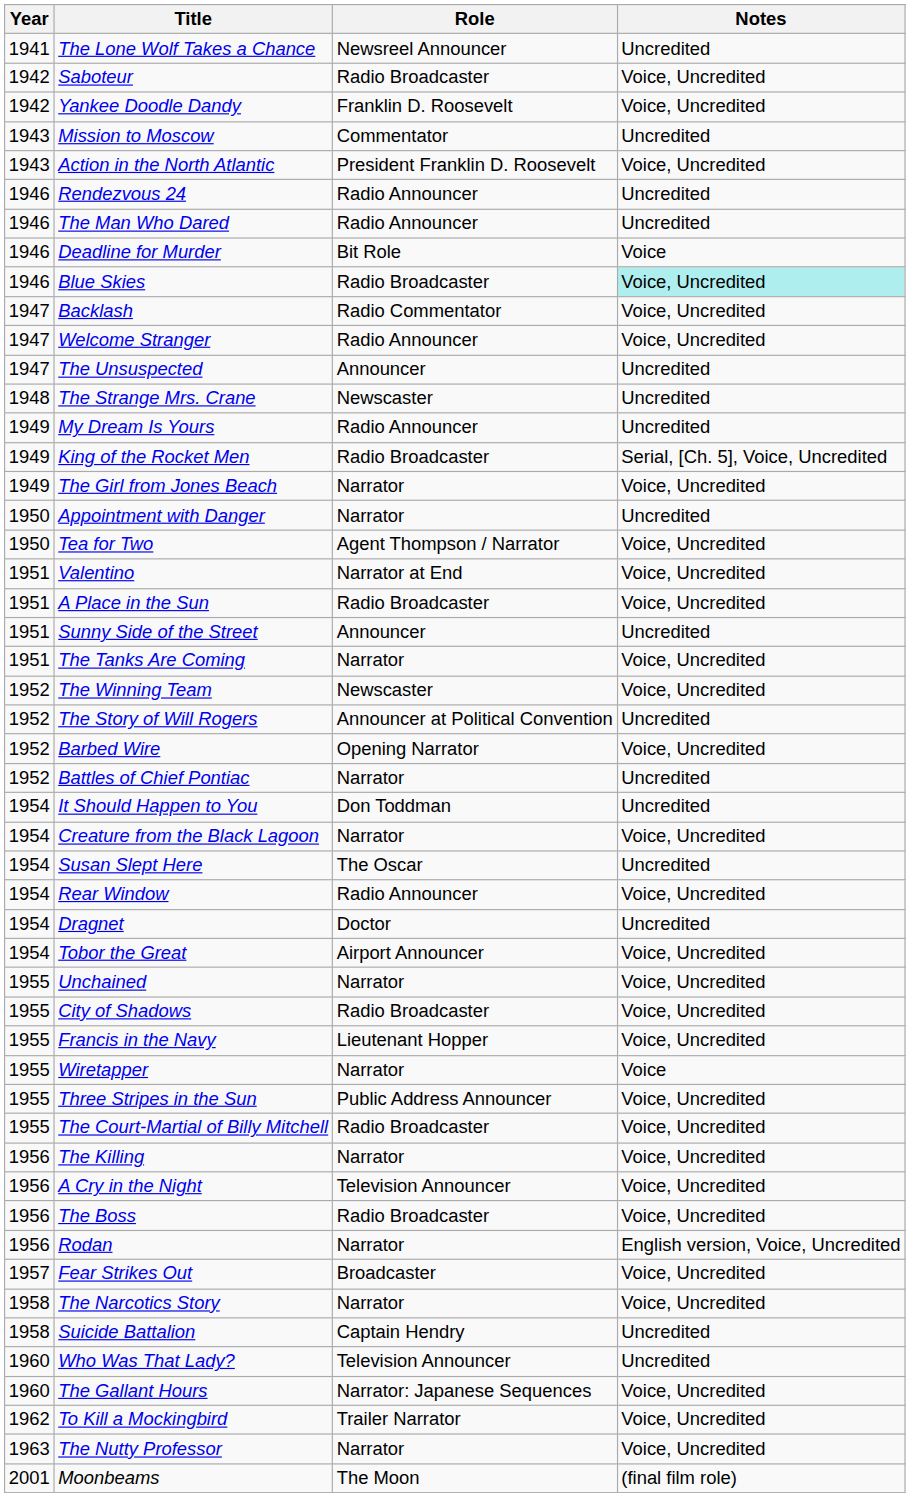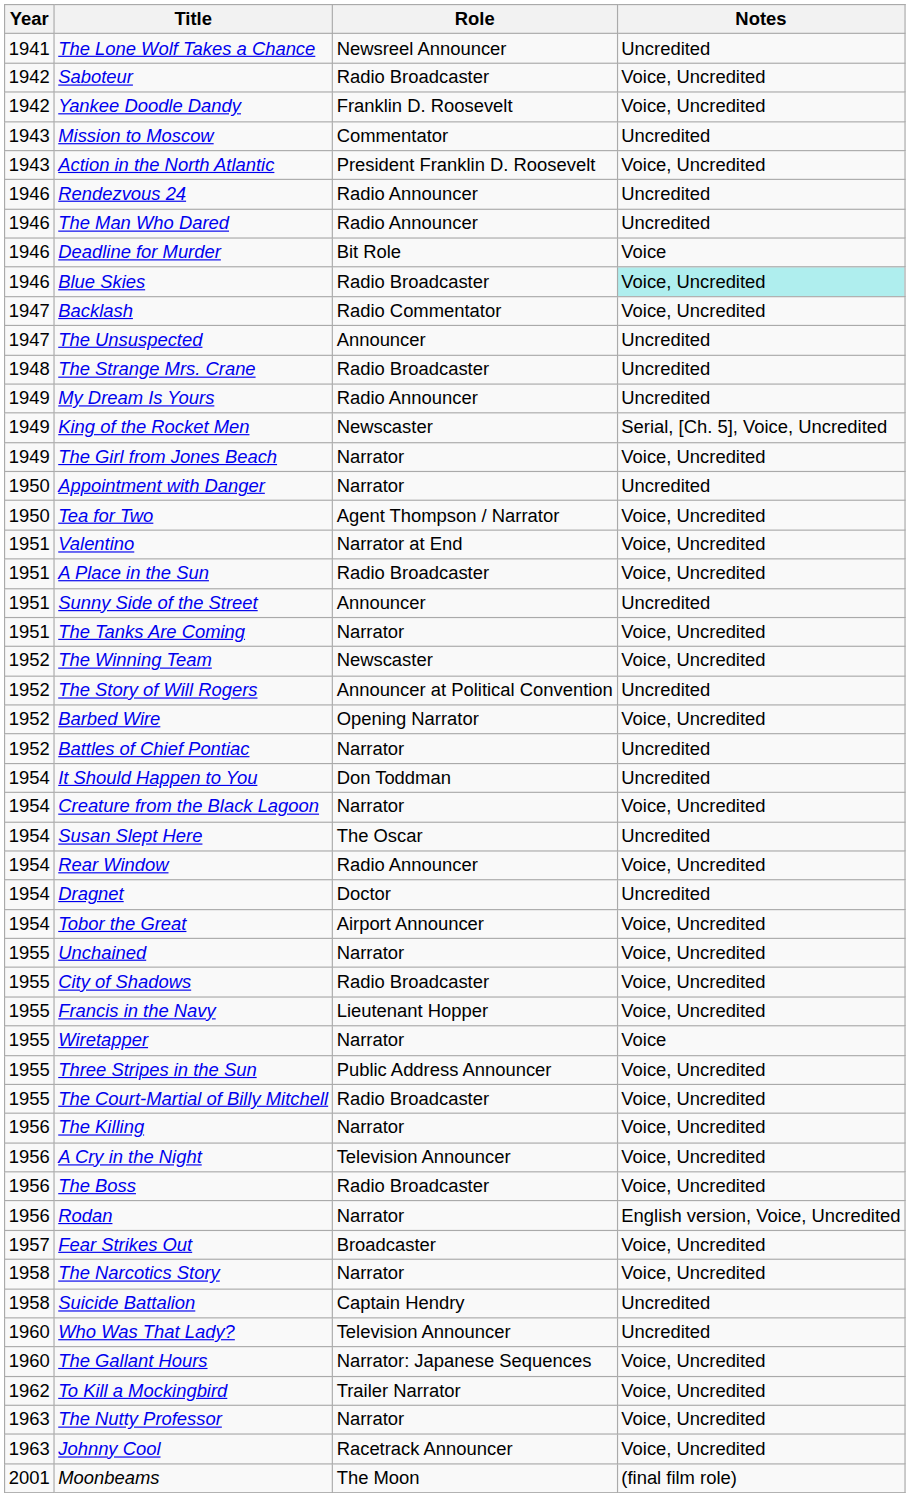- row: (134, 340)
(385, 398) Newscaster -> (413, 369) Radio Broadcaster
(413, 456) Radio Broadcaster -> (385, 427) Newscaster
+ row: (109, 1448)
